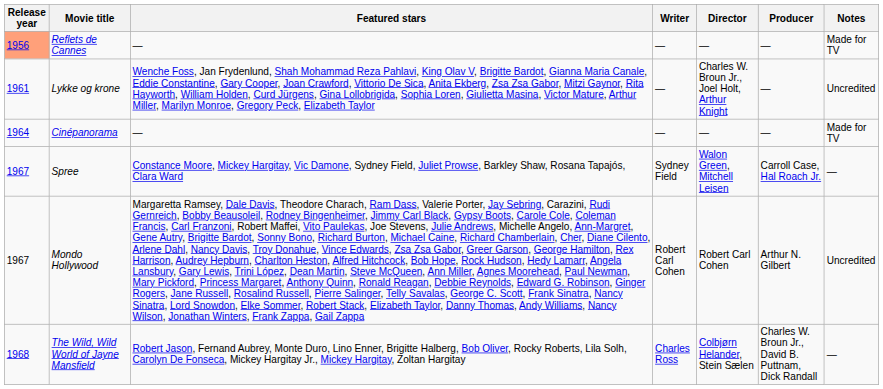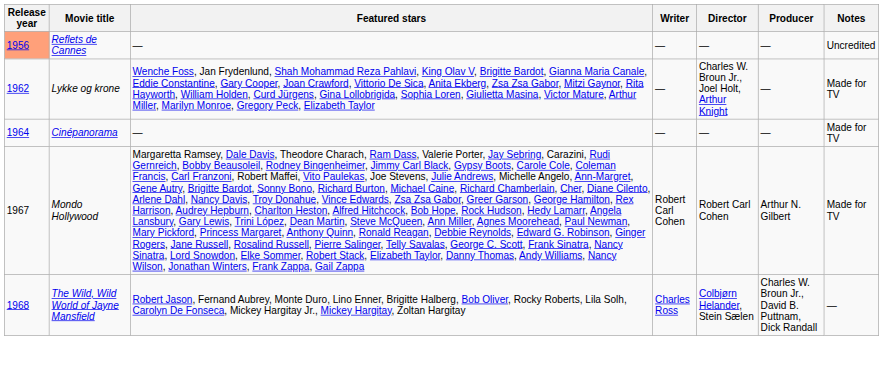(847, 45) Made for TV -> (851, 45) Uncredited
(18, 89) 1961 -> (18, 89) 1962
(851, 89) Uncredited -> (847, 89) Made for TV
- row: (65, 172)
(851, 260) Uncredited -> (847, 211) Made for TV
